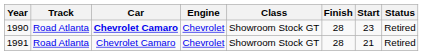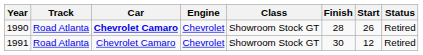(368, 28) 23 -> (368, 28) 26
(338, 43) 28 -> (338, 43) 30
(368, 43) 21 -> (368, 43) 12
